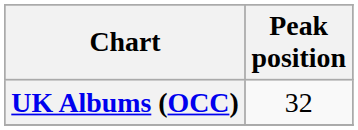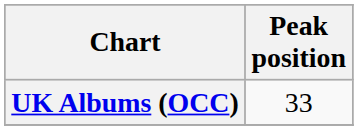(299, 102) 32 -> (299, 102) 33
